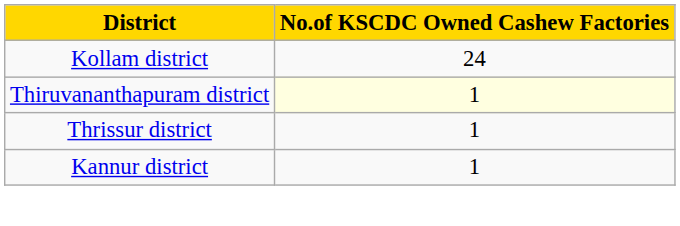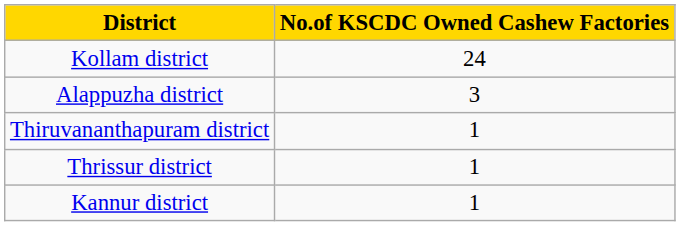+ row: (140, 94)
(474, 94) lightyellow background -> (474, 130) no background
